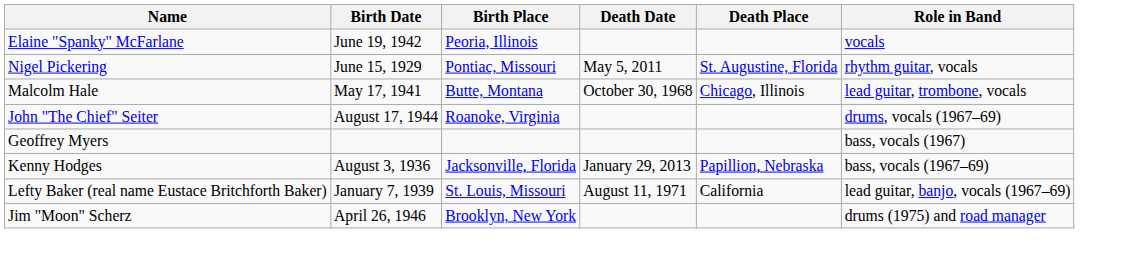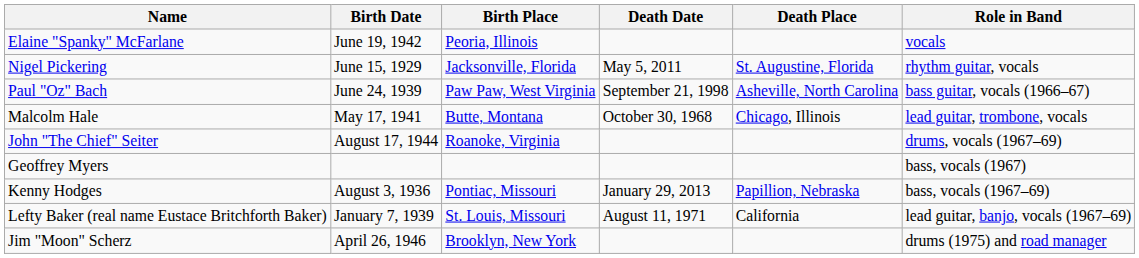(501, 66) Pontiac, Missouri -> (511, 66) Jacksonville, Florida
+ row: (58, 91)
(511, 166) Jacksonville, Florida -> (501, 191) Pontiac, Missouri
